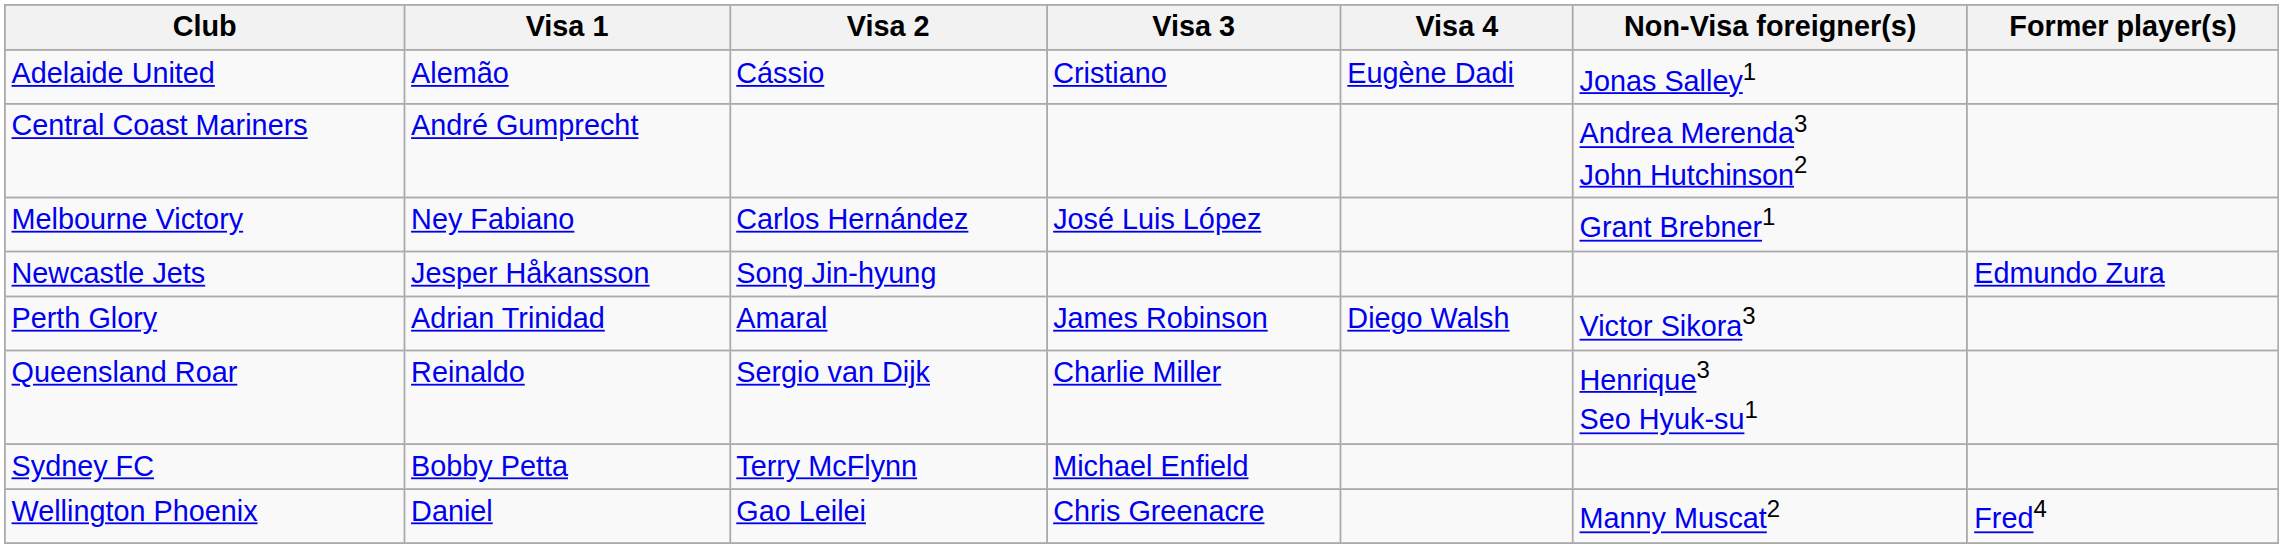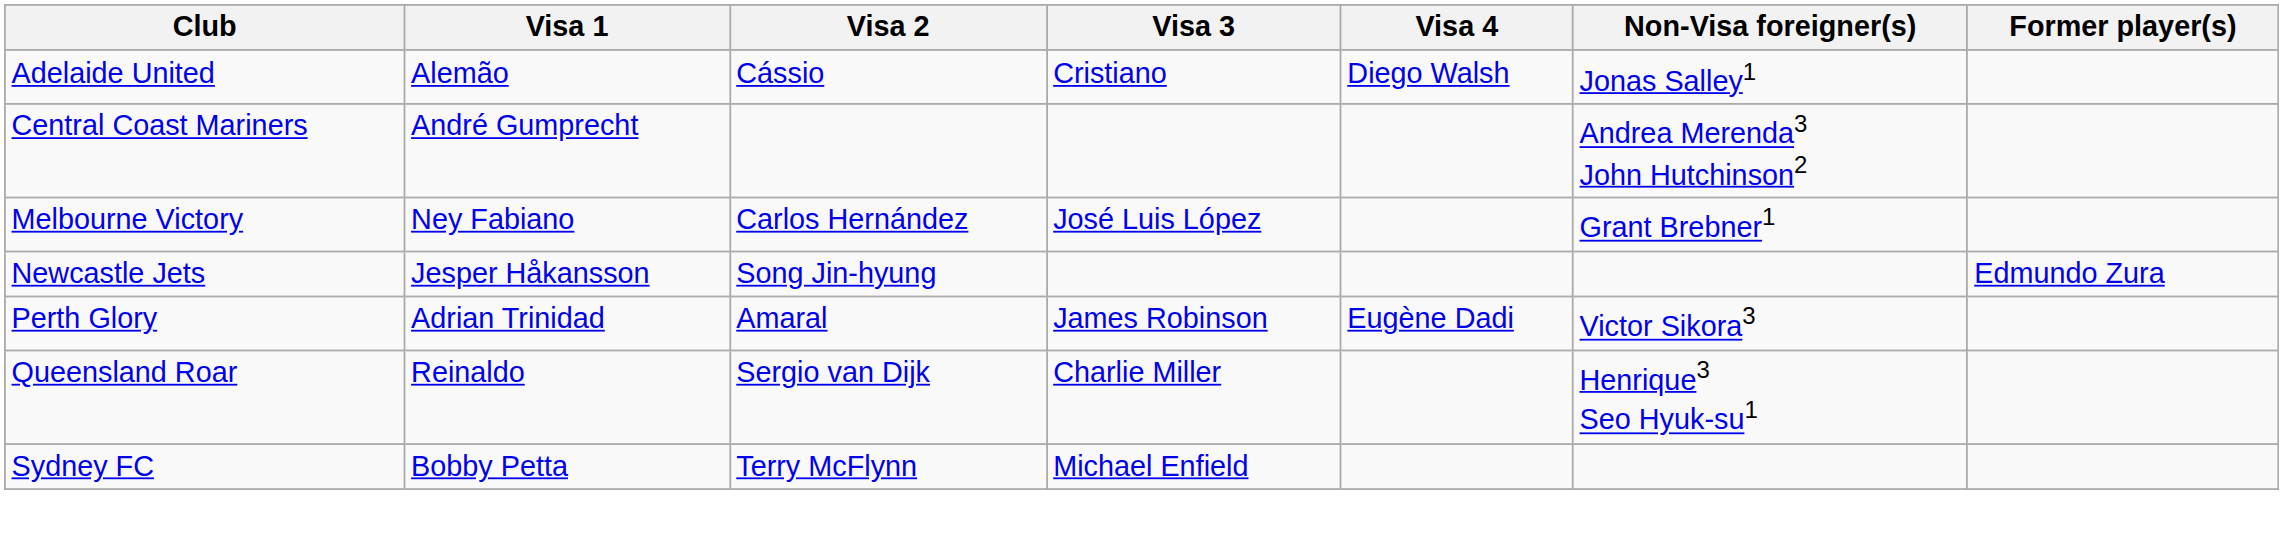(1431, 73) Eugène Dadi -> (1428, 73) Diego Walsh
(1428, 319) Diego Walsh -> (1431, 319) Eugène Dadi
- row: (135, 512)
